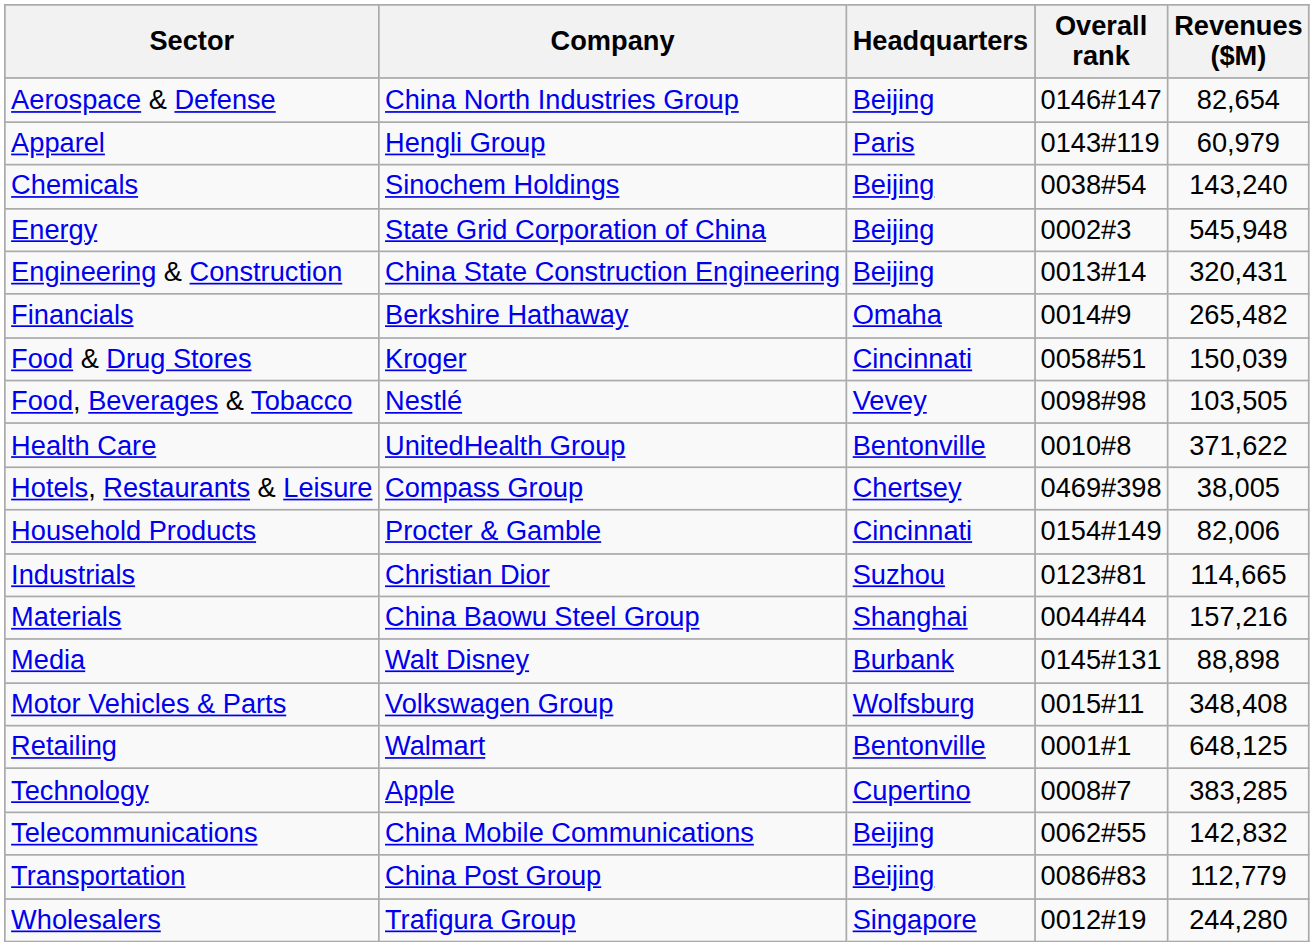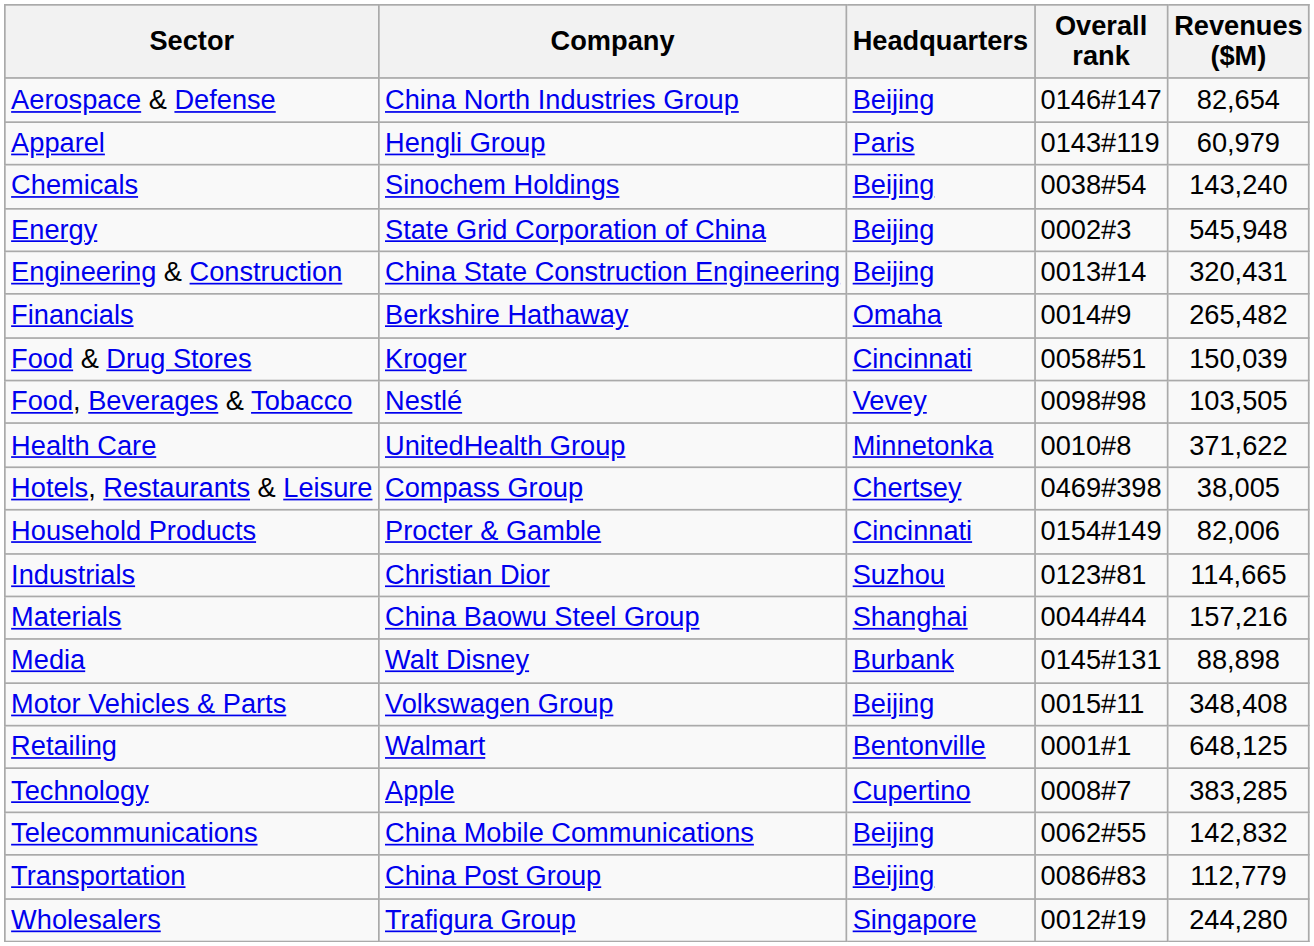(919, 444) Bentonville -> (923, 444) Minnetonka
(914, 703) Wolfsburg -> (893, 703) Beijing
